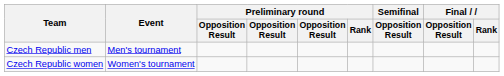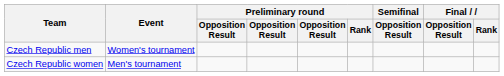(144, 50) Men's tournament -> (151, 50) Women's tournament
(151, 64) Women's tournament -> (144, 64) Men's tournament
